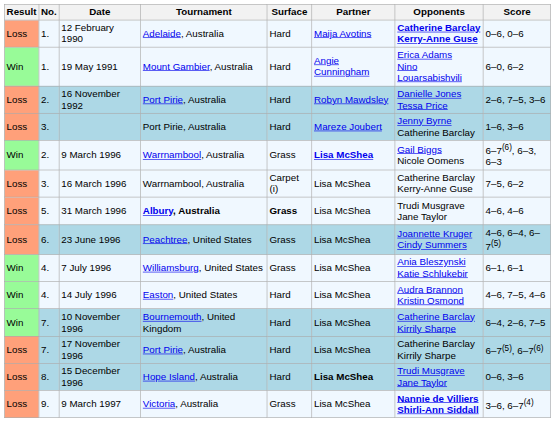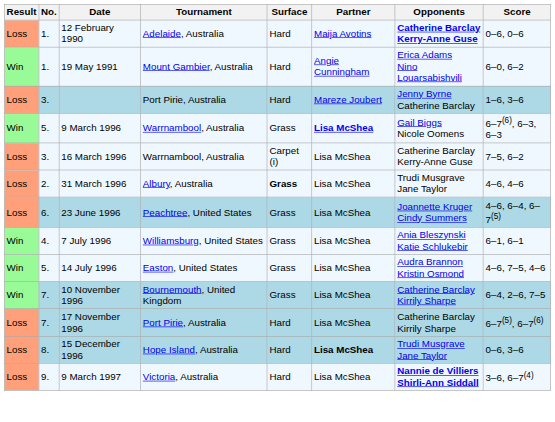- row: (91, 99)
(45, 154) 2. -> (45, 127) 5.
(45, 210) 5. -> (45, 183) 2.
(181, 210) bold -> (178, 183) normal
(45, 294) 4. -> (45, 267) 5.
(280, 294) Hard -> (283, 267) Grass
(280, 322) Hard -> (283, 294) Grass
(283, 403) Grass -> (280, 376) Hard
